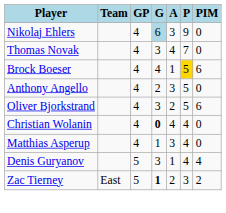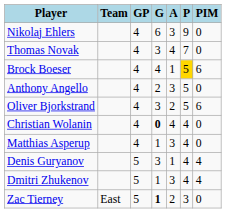(158, 32) lightblue background -> (158, 32) no background
+ row: (48, 180)
(199, 180) 2 -> (199, 198) 0
